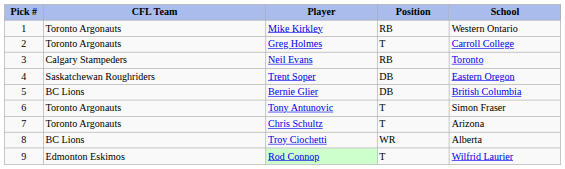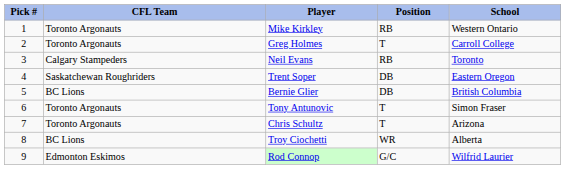(382, 156) T -> (388, 156) G/C
